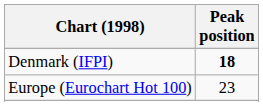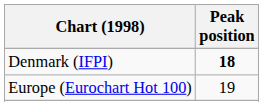(227, 87) 23 -> (227, 87) 19
